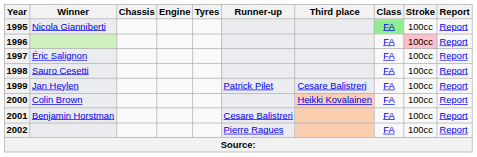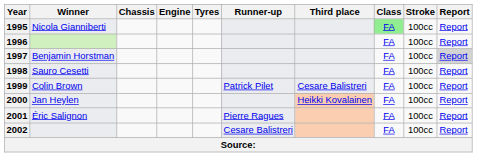(420, 41) pink background -> (420, 41) no background
(60, 56) Éric Salignon -> (73, 56) Benjamin Horstman
(454, 56) no background -> (454, 56) lightgrey background
(55, 85) Jan Heylen -> (57, 85) Colin Brown
(57, 100) Colin Brown -> (55, 100) Jan Heylen
(73, 115) Benjamin Horstman -> (60, 115) Éric Salignon
(258, 115) Cesare Balistreri -> (254, 115) Pierre Ragues
(254, 130) Pierre Ragues -> (258, 130) Cesare Balistreri
